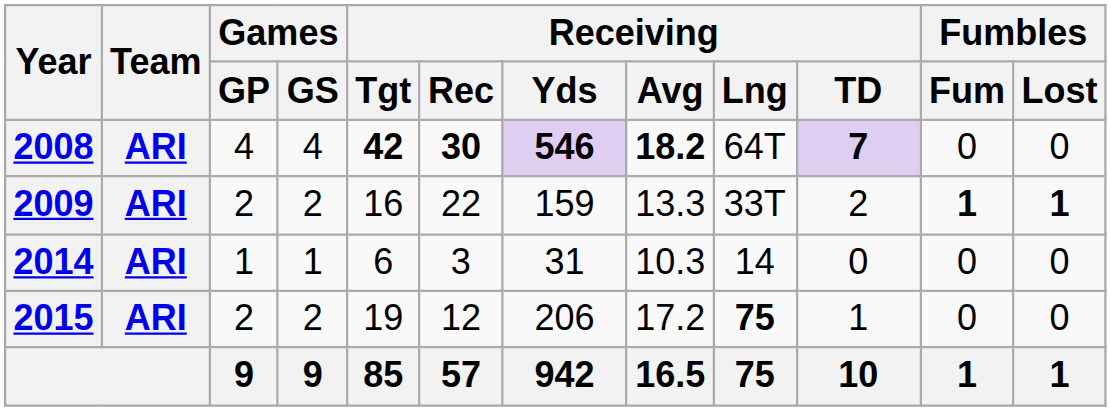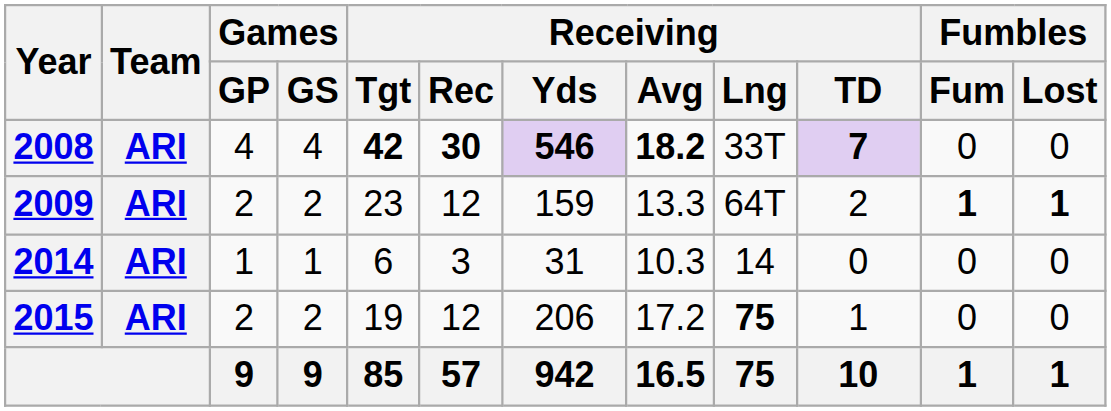(755, 147) 64T -> (755, 147) 33T
(383, 204) 16 -> (383, 204) 23
(461, 204) 22 -> (461, 204) 12
(755, 204) 33T -> (755, 204) 64T
